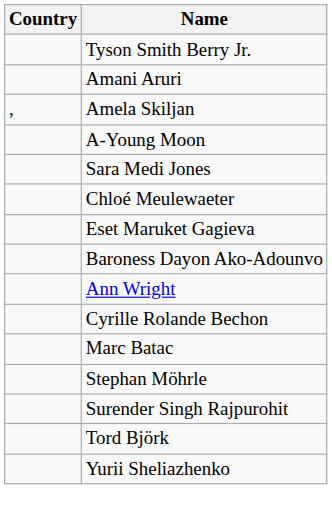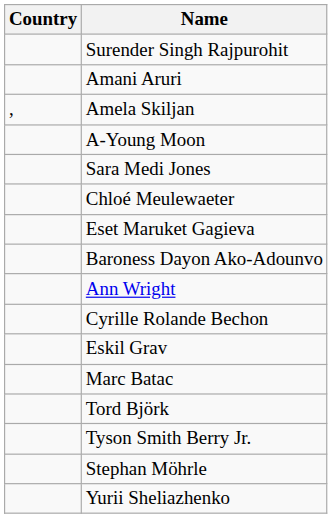rows swapped: (187, 408) <-> (169, 49)
+ row: (126, 348)
rows swapped: (127, 438) <-> (146, 378)
